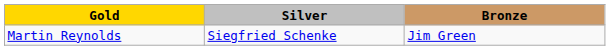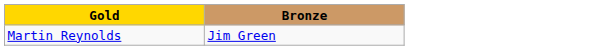- column: (304, 15)
